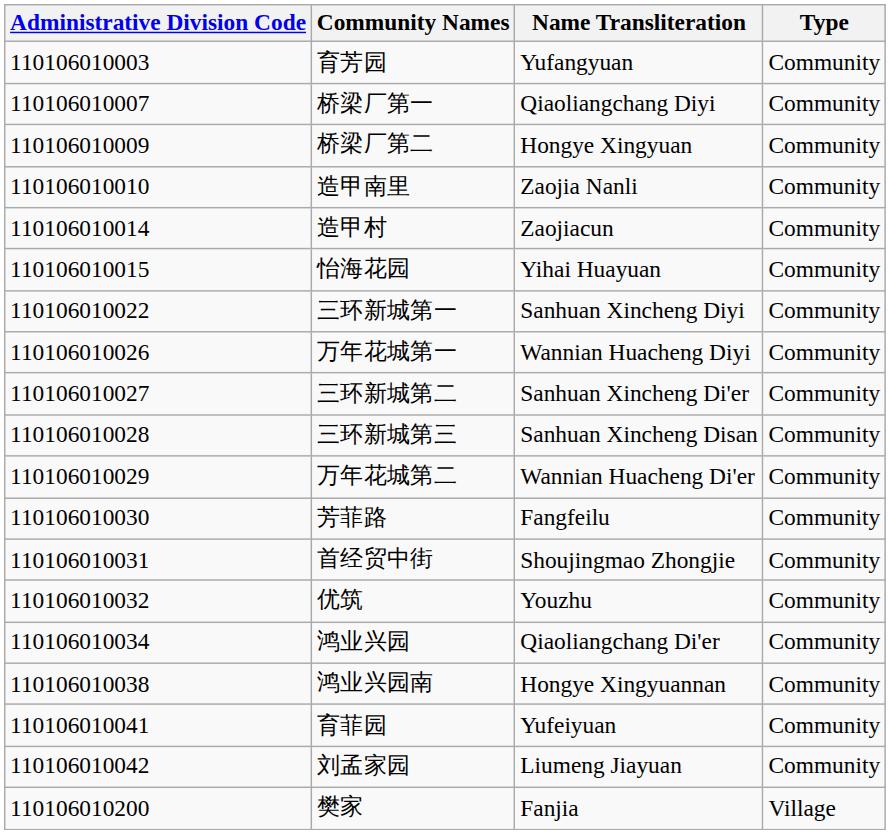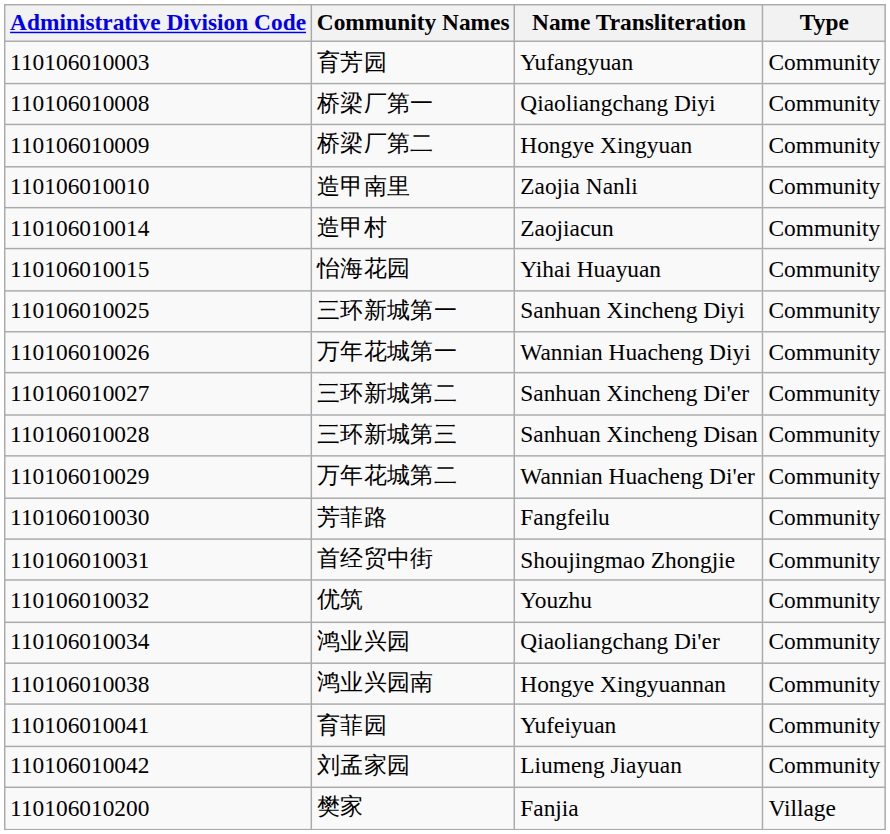(80, 103) 110106010007 -> (80, 103) 110106010008
(80, 310) 110106010022 -> (80, 310) 110106010025
